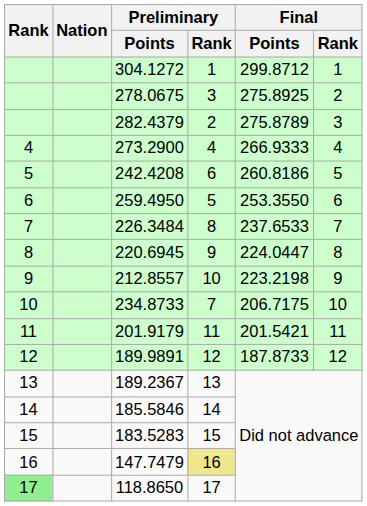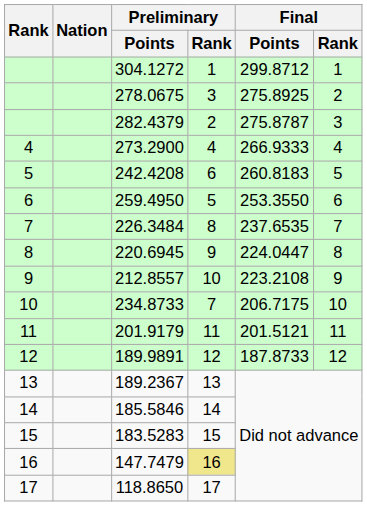(274, 122) 275.8789 -> (274, 122) 275.8787
(274, 174) 260.8186 -> (274, 174) 260.8183
(274, 226) 237.6533 -> (274, 226) 237.6535
(274, 278) 223.2198 -> (274, 278) 223.2108
(274, 331) 201.5421 -> (274, 331) 201.5121
(28, 488) lightgreen background -> (28, 488) no background
